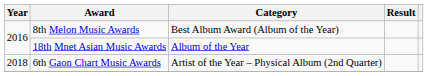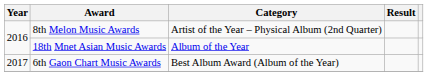(255, 29) Best Album Award (Album of the Year) -> (276, 29) Artist of the Year – Physical Album (2nd Quarter)
(17, 63) 2018 -> (17, 63) 2017
(276, 63) Artist of the Year – Physical Album (2nd Quarter) -> (255, 63) Best Album Award (Album of the Year)
